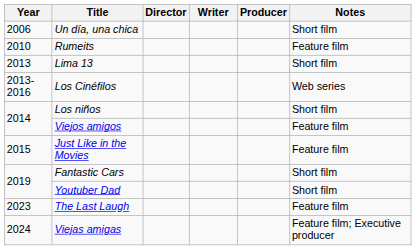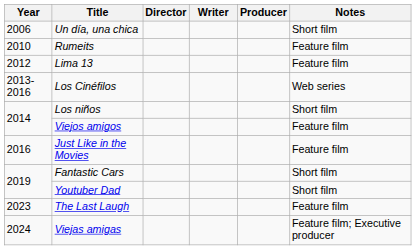(19, 64) 2013 -> (19, 64) 2012
(315, 64) Short film -> (320, 64) Feature film
(19, 150) 2015 -> (19, 150) 2016
